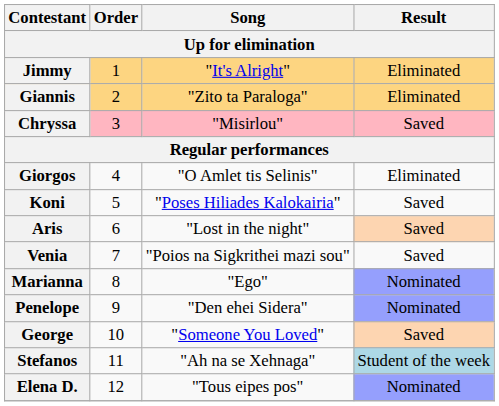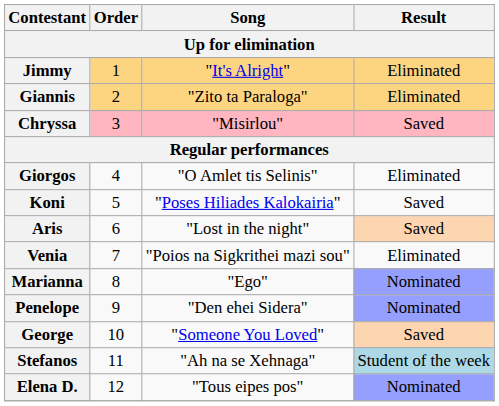(424, 255) Saved -> (424, 255) Eliminated
